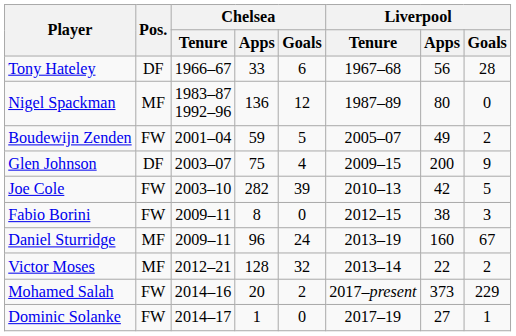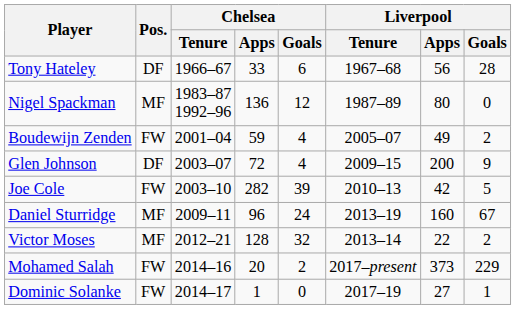(302, 138) 5 -> (302, 138) 4
(257, 163) 75 -> (257, 163) 72
- row: (49, 214)
